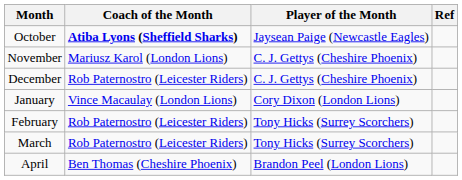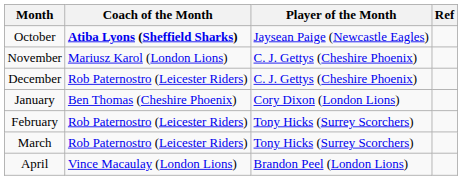(152, 100) Vince Macaulay (London Lions) -> (152, 100) Ben Thomas (Cheshire Phoenix)
(152, 164) Ben Thomas (Cheshire Phoenix) -> (152, 164) Vince Macaulay (London Lions)
